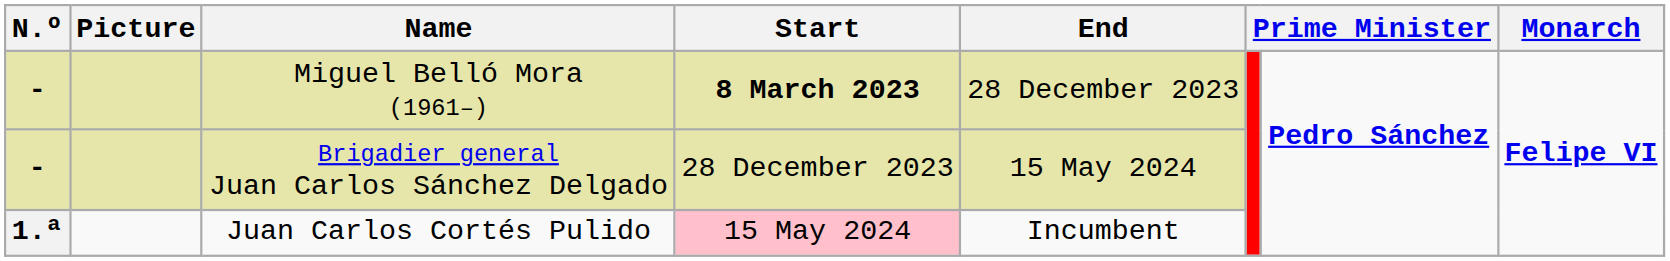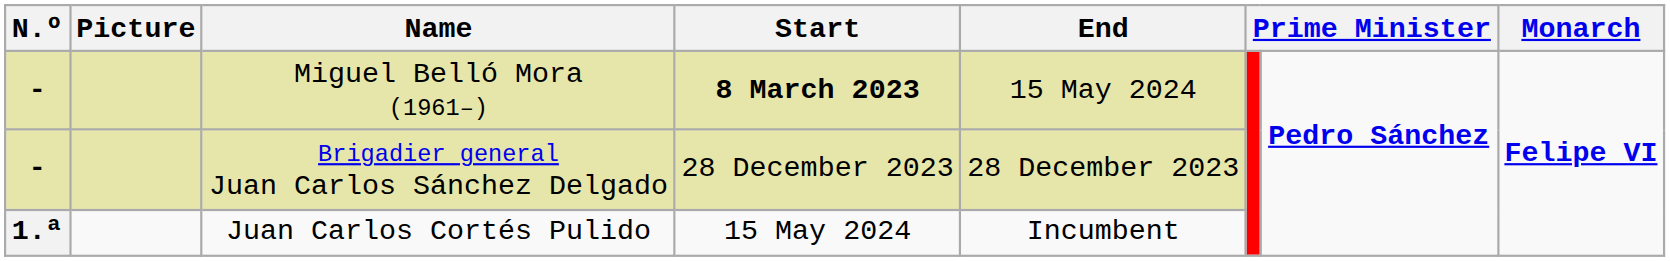(1103, 91) 28 December 2023 -> (1103, 91) 15 May 2024
(1103, 170) 15 May 2024 -> (1103, 170) 28 December 2023
(818, 232) pink background -> (818, 232) no background
